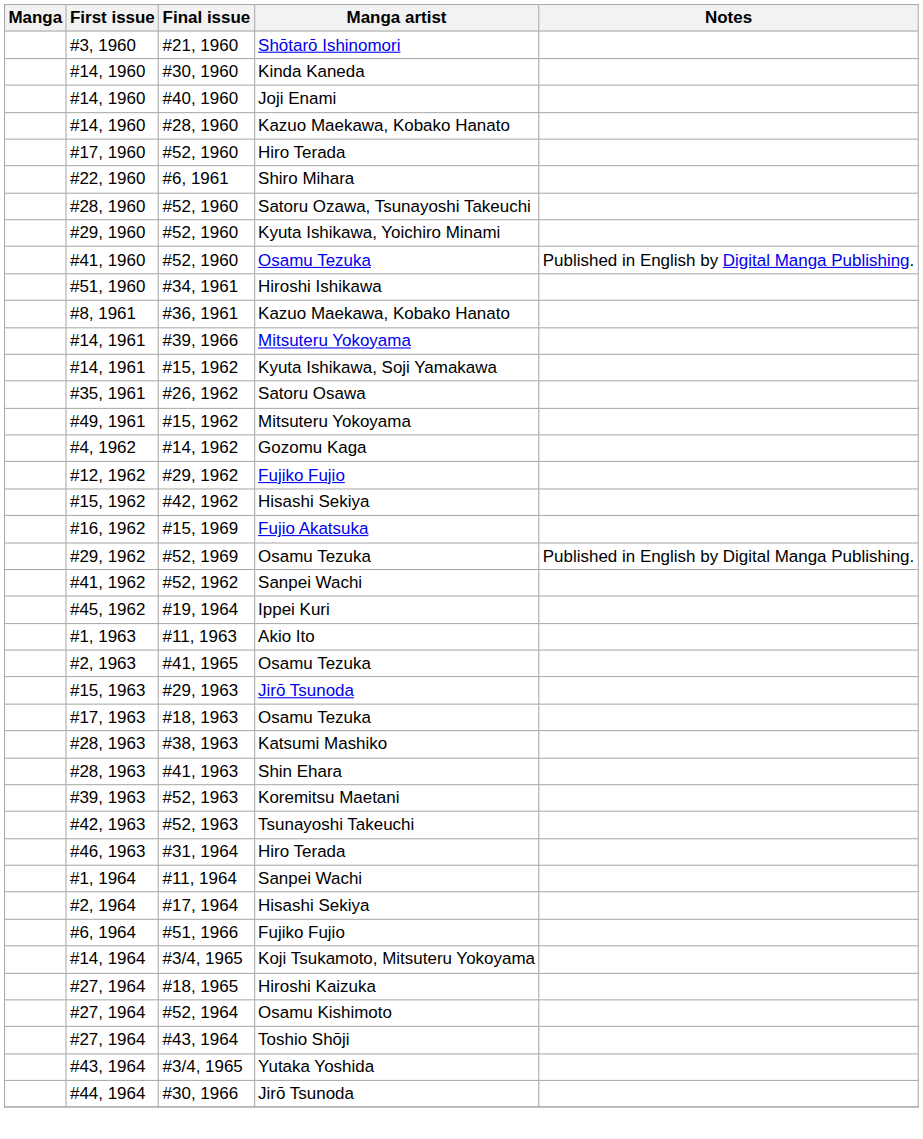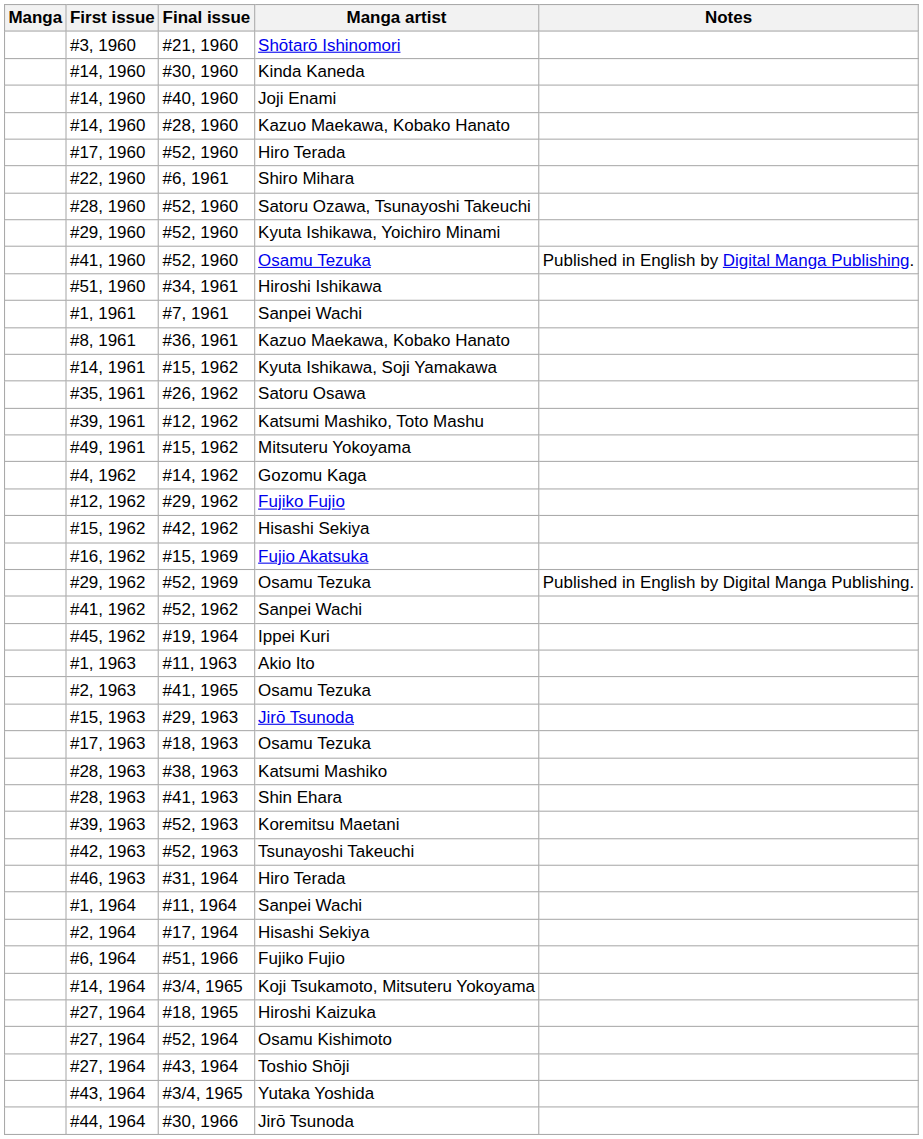+ row: (103, 313)
- row: (108, 340)
+ row: (108, 421)
